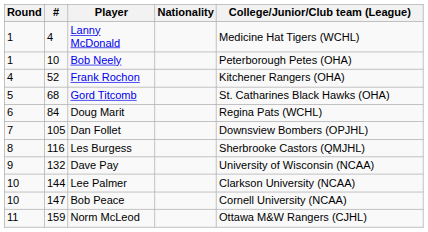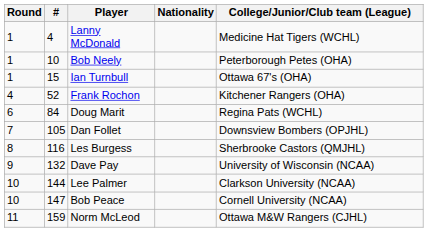+ row: (99, 78)
- row: (104, 95)
